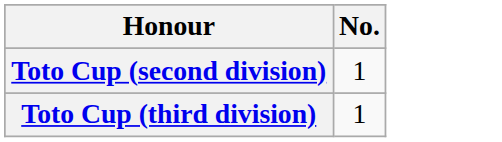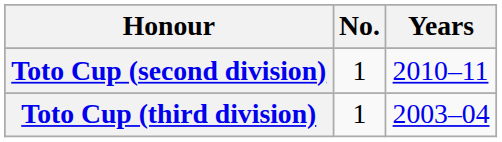+ column: (441, 26)
